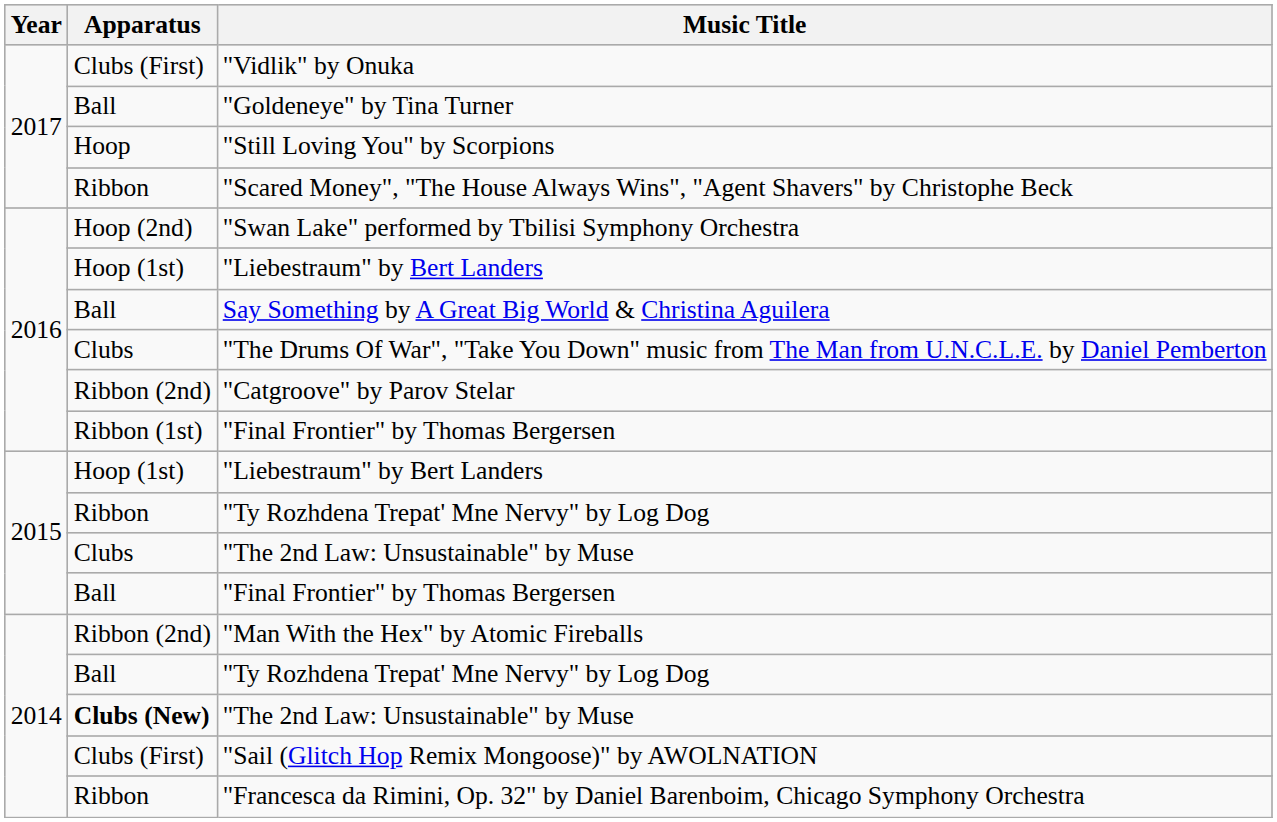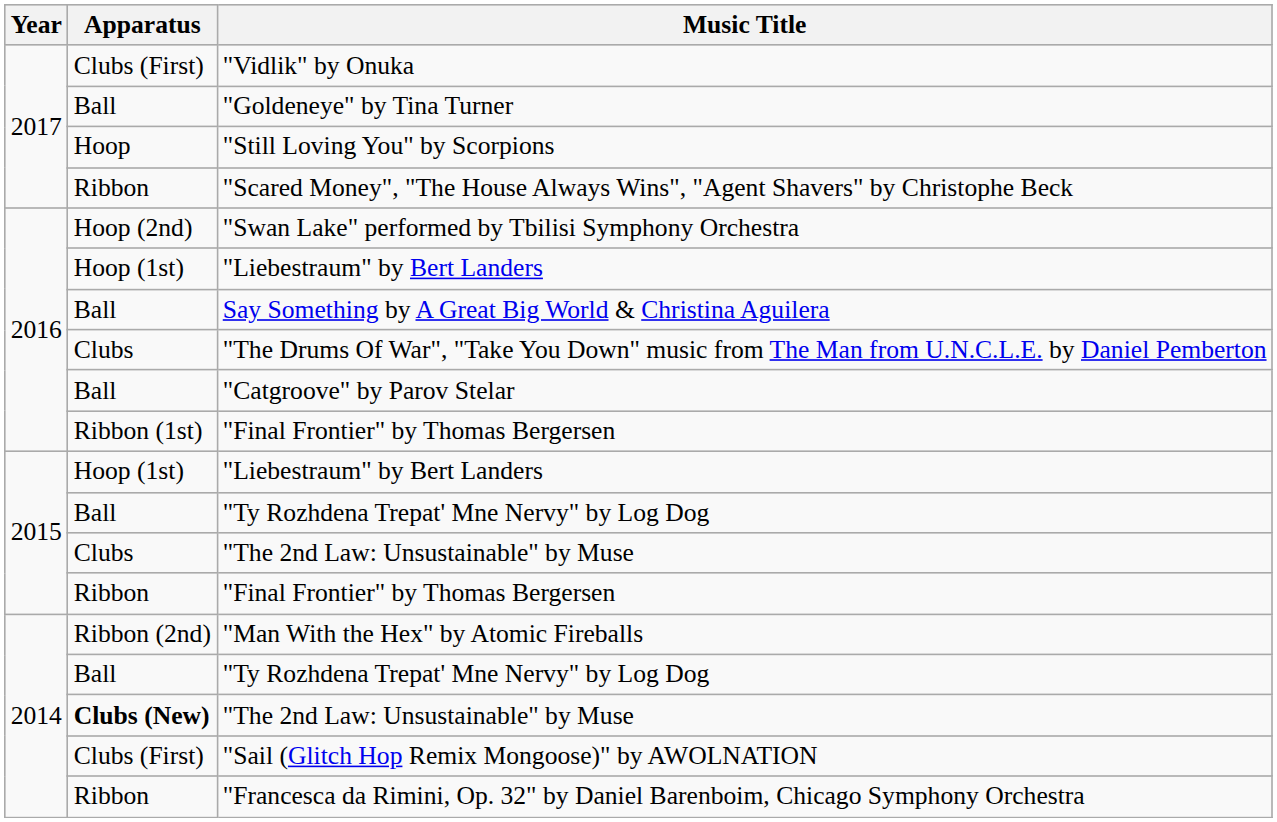(142, 390) Ribbon (2nd) -> (95, 390) Ball
(111, 512) Ribbon -> (95, 512) Ball
(95, 593) Ball -> (111, 593) Ribbon
